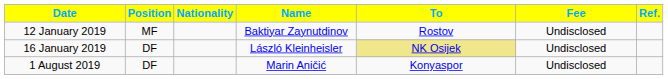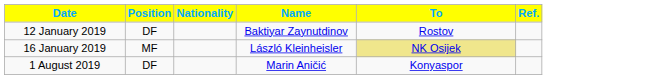- column: (576, 14)
(150, 31) MF -> (150, 31) DF
(150, 49) DF -> (150, 49) MF
